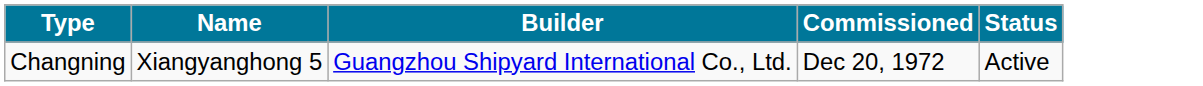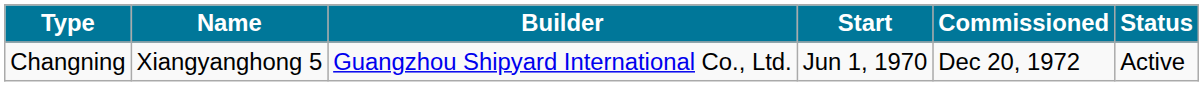+ column: (865, 23)
